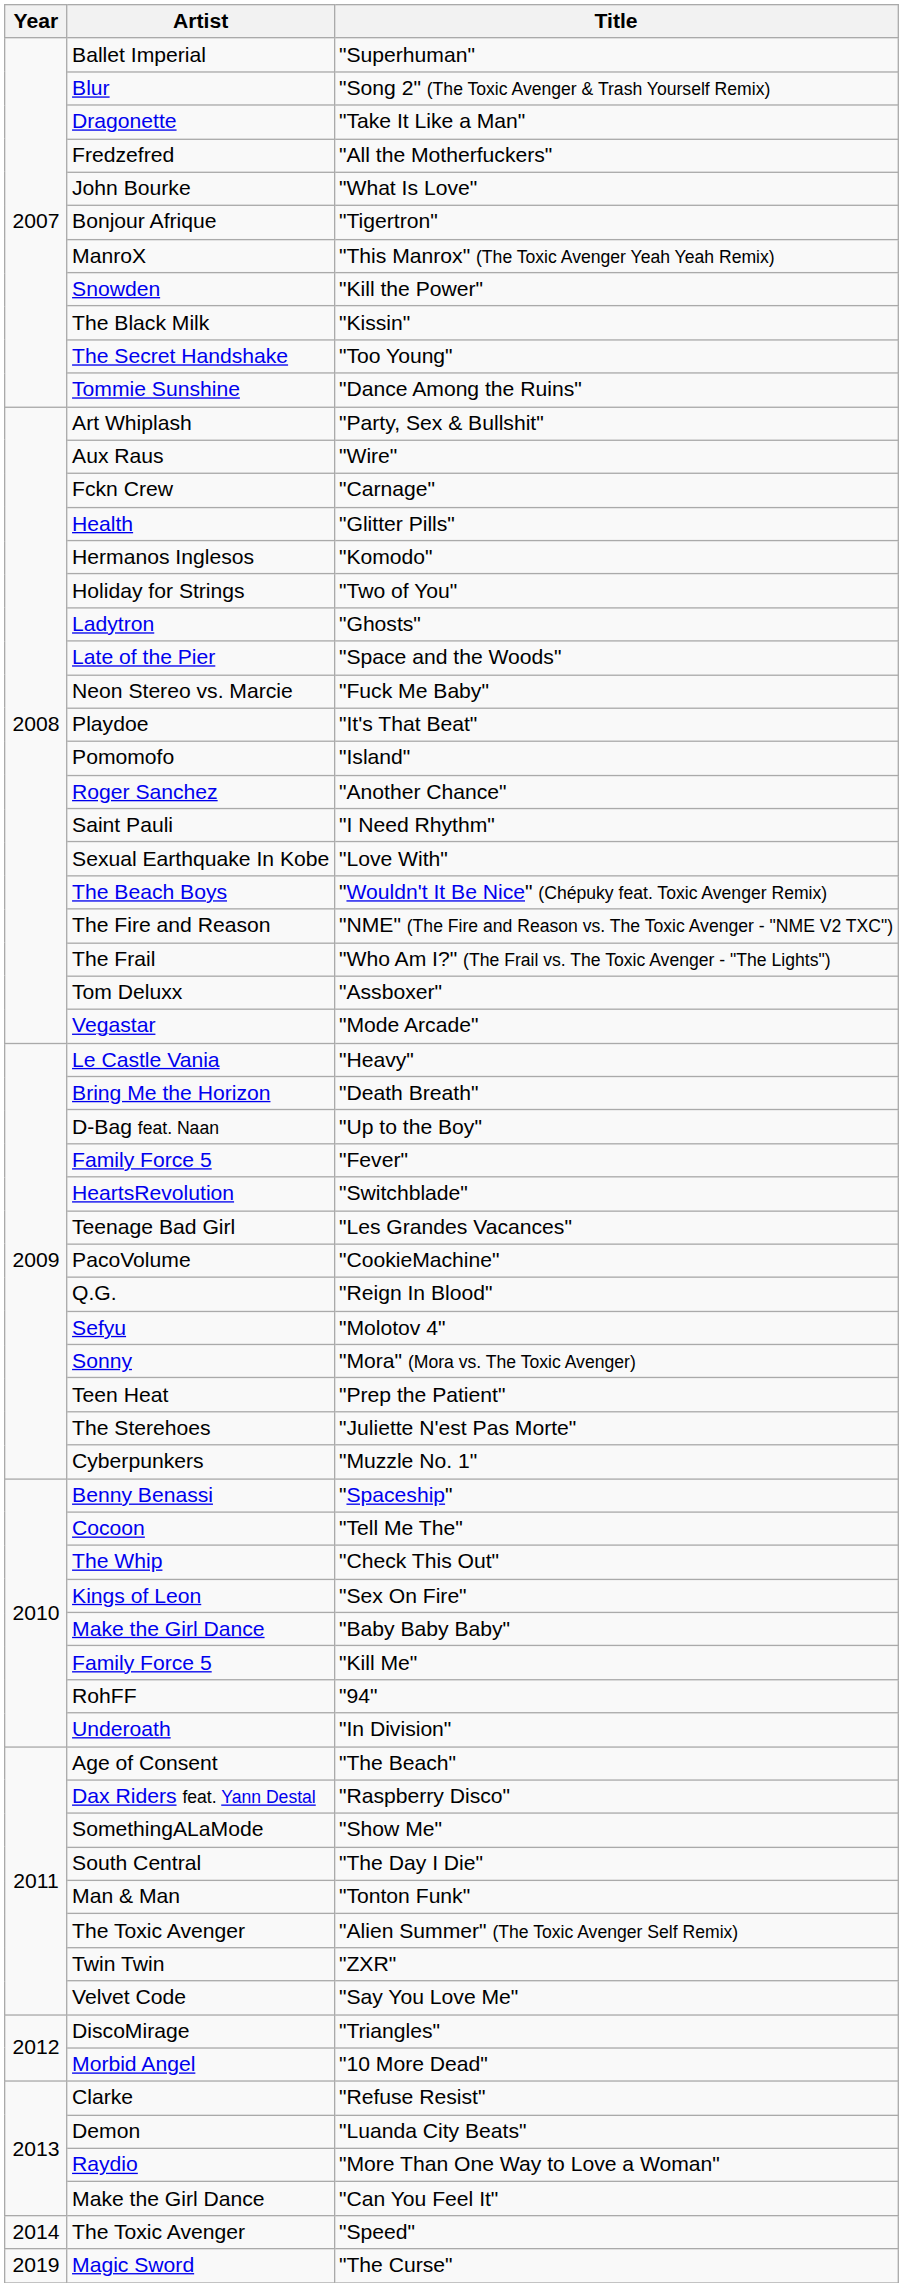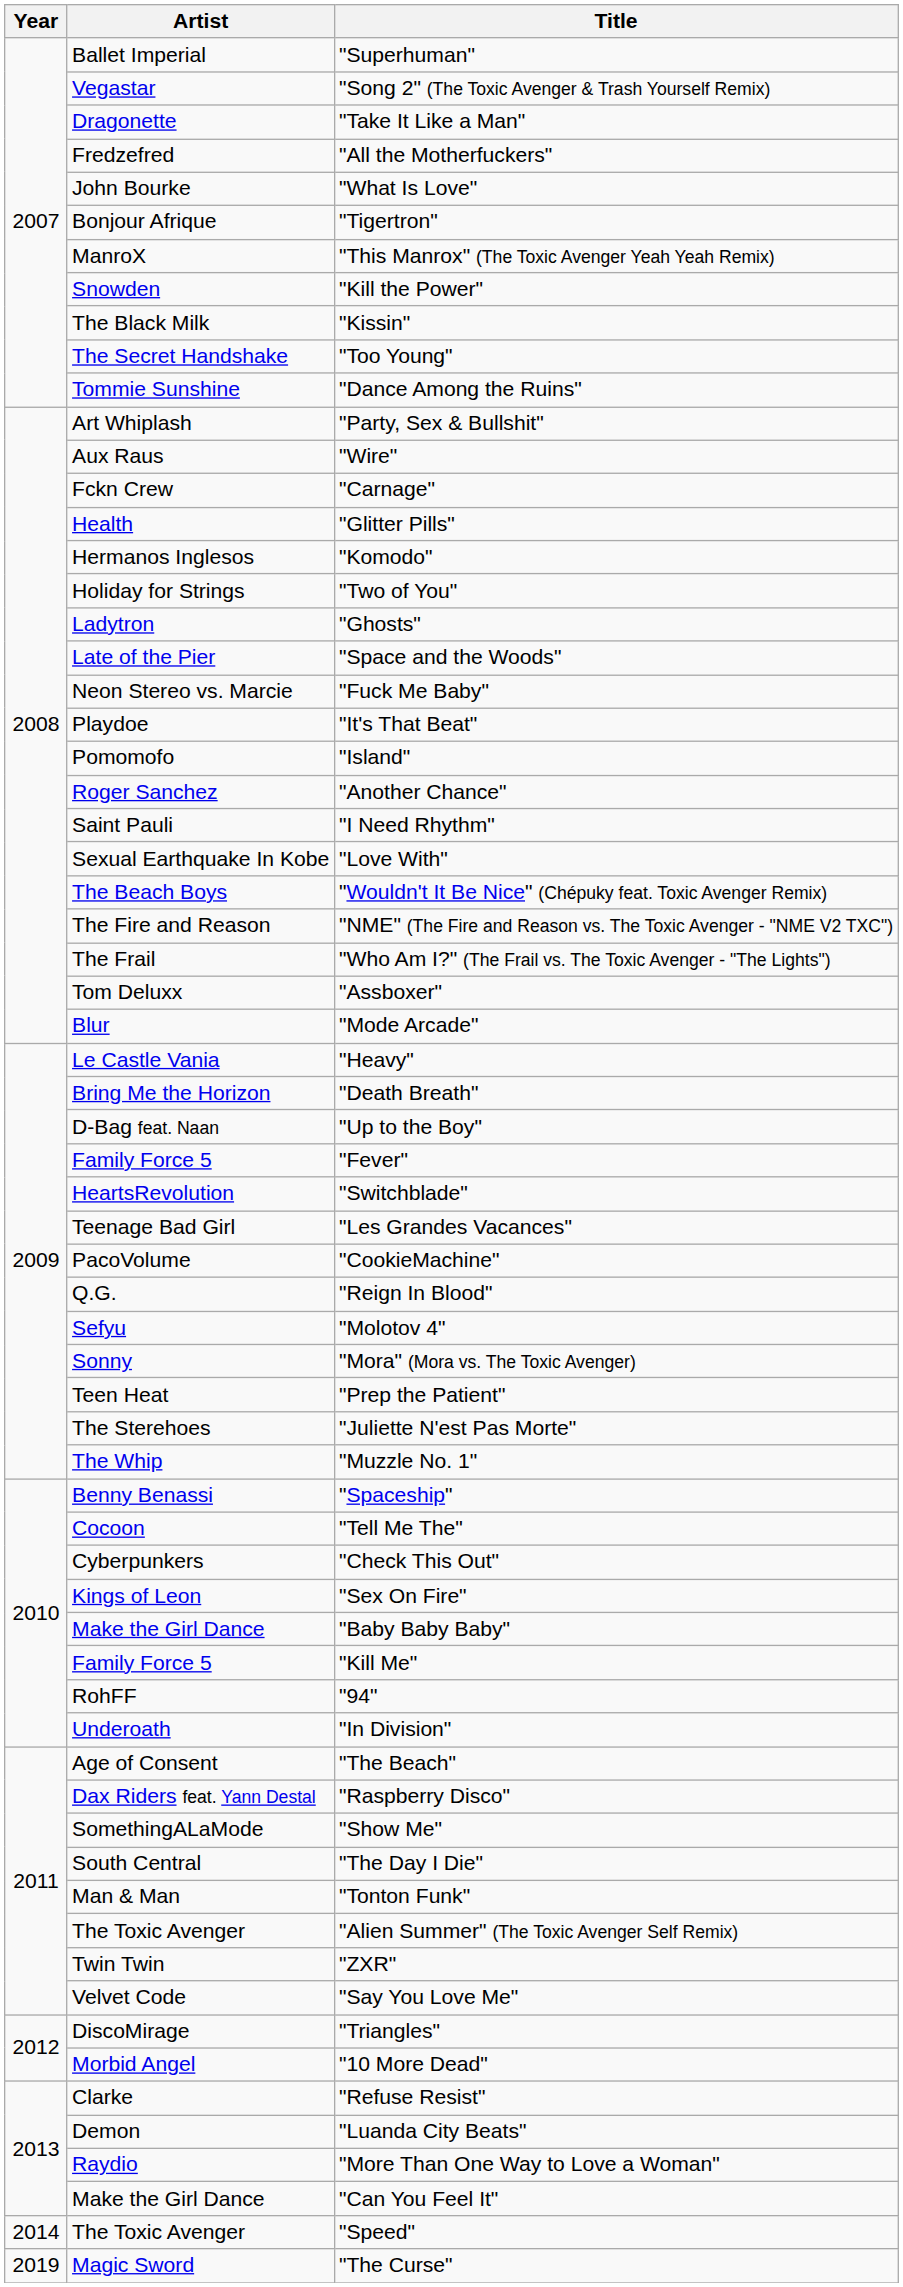(91, 88) Blur -> (114, 88) Vegastar
(114, 1026) Vegastar -> (91, 1026) Blur
(138, 1461) Cyberpunkers -> (117, 1461) The Whip
(117, 1562) The Whip -> (138, 1562) Cyberpunkers
